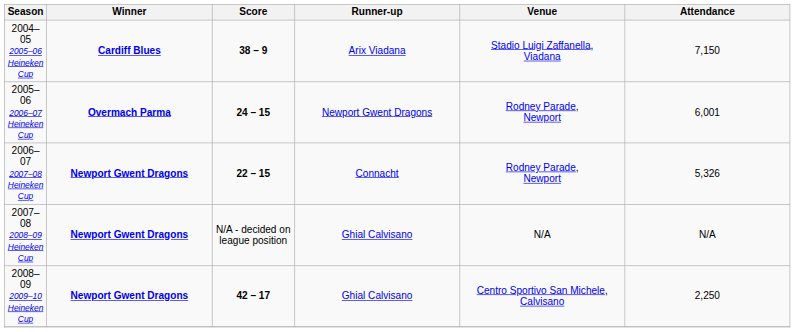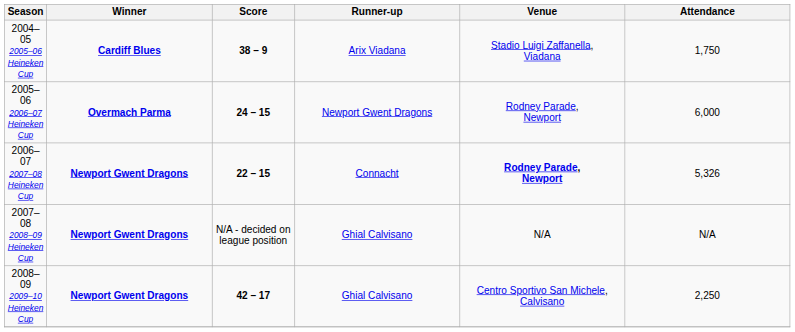(707, 51) 7,150 -> (707, 51) 1,750
(707, 112) 6,001 -> (707, 112) 6,000
(542, 173) normal -> (542, 173) bold
